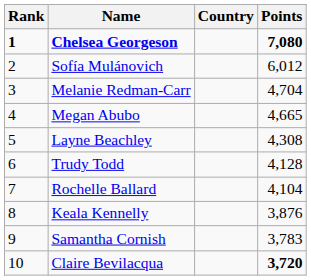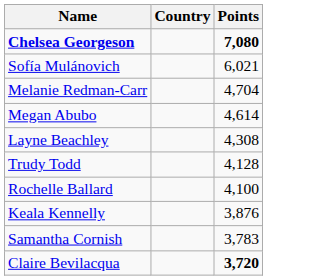- column: (26, 16)
(285, 66) 6,012 -> (242, 66) 6,021
(285, 115) 4,665 -> (242, 115) 4,614
(285, 189) 4,104 -> (242, 189) 4,100
